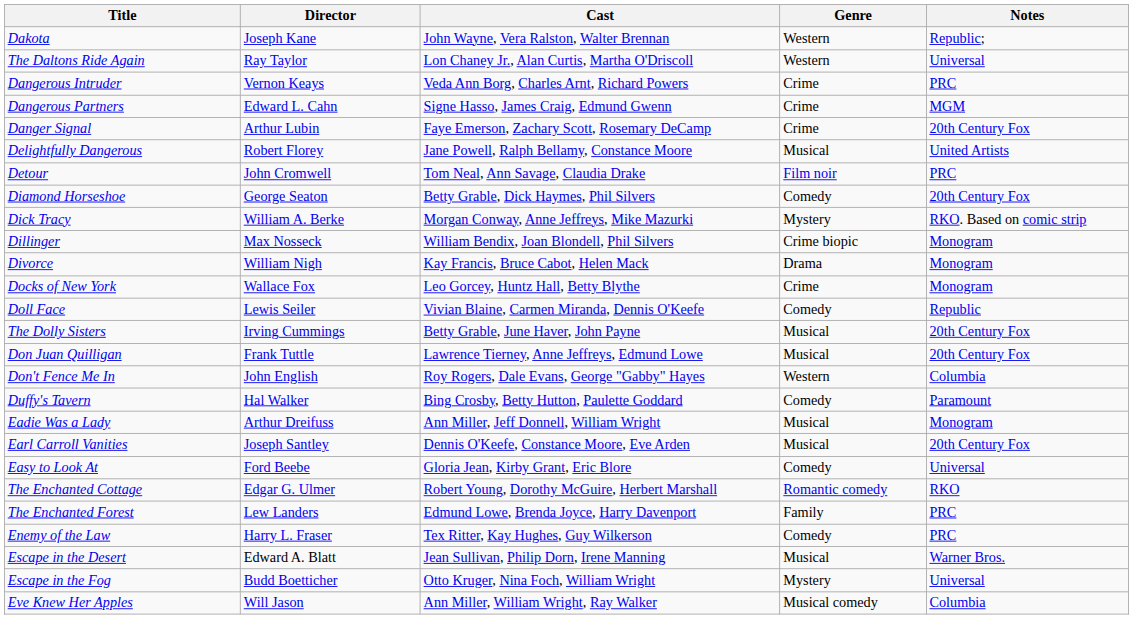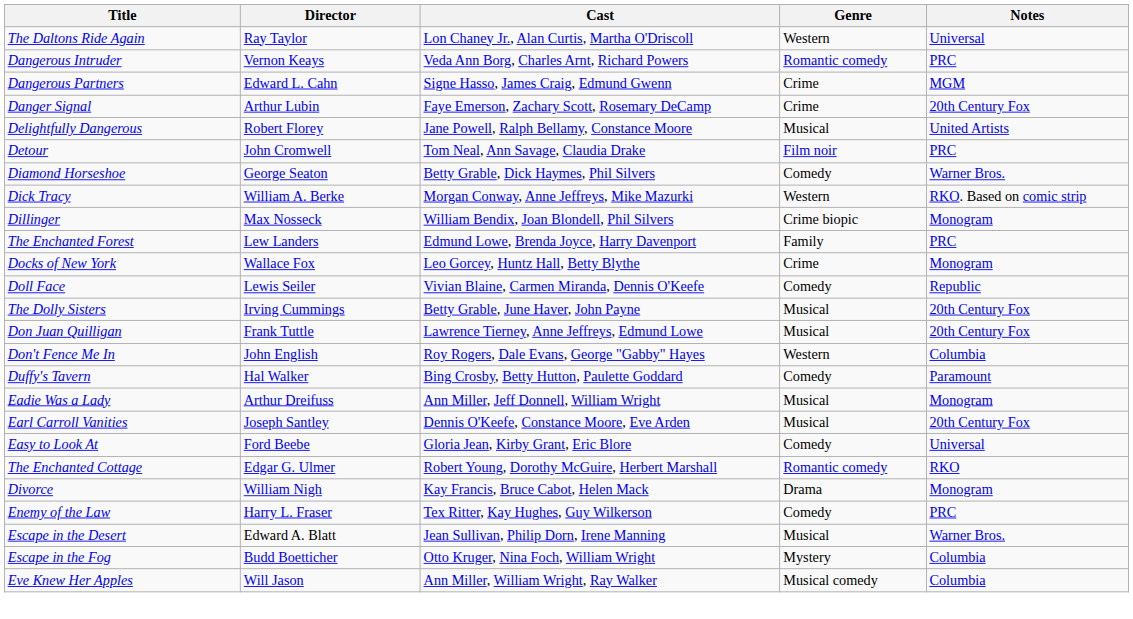- row: (29, 38)
(801, 83) Crime -> (835, 60) Romantic comedy
(980, 196) 20th Century Fox -> (967, 173) Warner Bros.
(807, 219) Mystery -> (806, 196) Western
rows swapped: (30, 264) <-> (71, 512)
(957, 580) Universal -> (958, 557) Columbia
